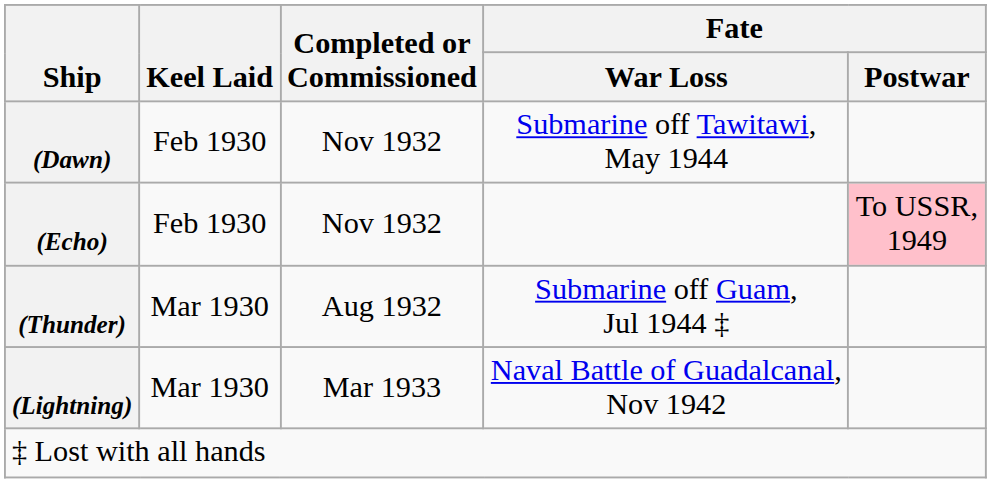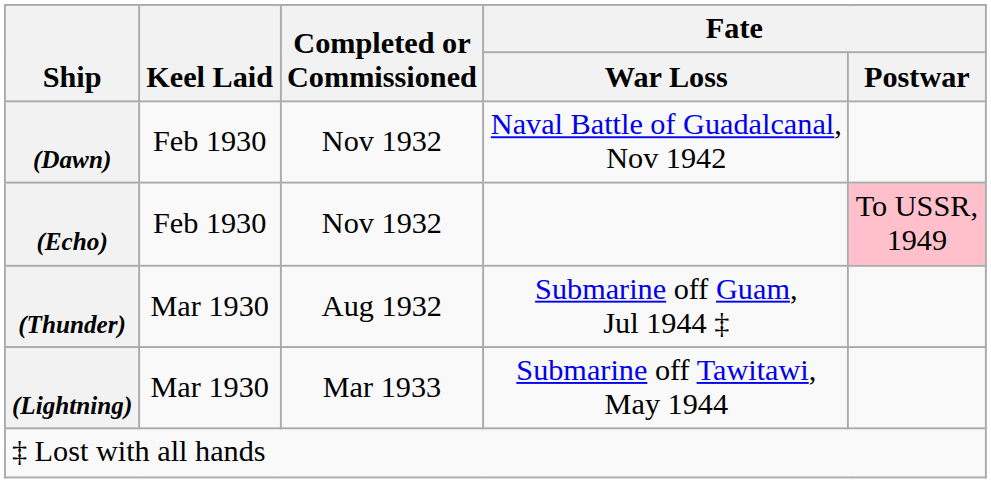(666, 141) Submarine off Tawitawi, May 1944 -> (666, 141) Naval Battle of Guadalcanal, Nov 1942
(666, 387) Naval Battle of Guadalcanal, Nov 1942 -> (666, 387) Submarine off Tawitawi, May 1944
